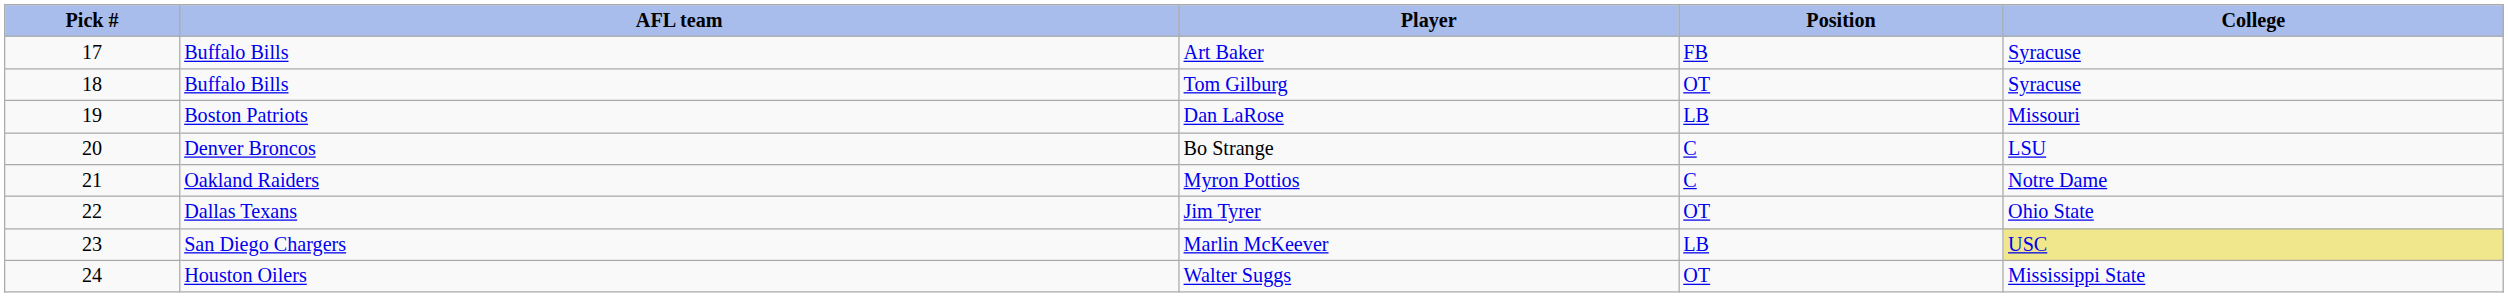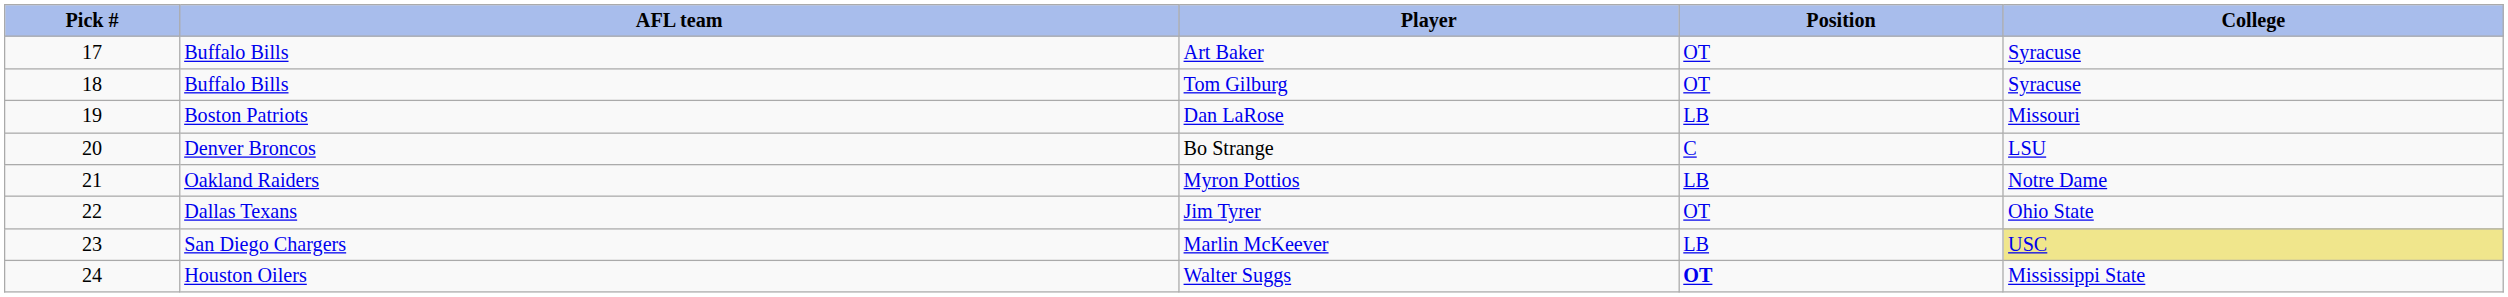(1696, 52) FB -> (1697, 52) OT
(1690, 180) C -> (1696, 180) LB
(1697, 276) normal -> (1698, 276) bold
